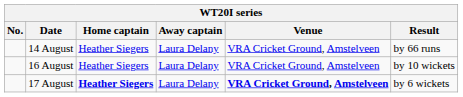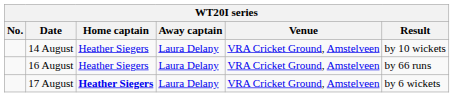(417, 48) by 66 runs -> (415, 48) by 10 wickets
(424, 65) by 10 wickets -> (408, 65) by 66 runs
(308, 83) bold -> (303, 83) normal
